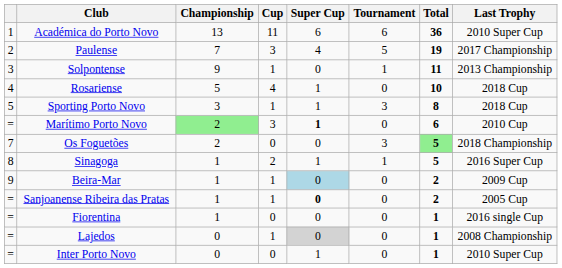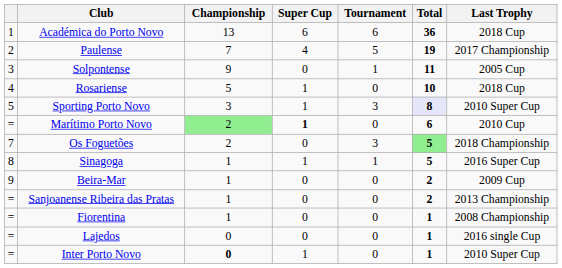- column: (273, 13)
(505, 32) 2010 Super Cup -> (502, 32) 2018 Cup
(505, 69) 2013 Championship -> (502, 69) 2005 Cup
(436, 106) no background -> (430, 106) lavender background
(505, 106) 2018 Cup -> (502, 106) 2010 Super Cup
(318, 180) lightblue background -> (305, 180) no background
(318, 198) bold -> (305, 198) normal
(505, 198) 2005 Cup -> (502, 198) 2013 Championship
(505, 217) 2016 single Cup -> (502, 217) 2008 Championship
(318, 236) lightgrey background -> (305, 236) no background
(505, 236) 2008 Championship -> (502, 236) 2016 single Cup
(217, 254) normal -> (229, 254) bold
